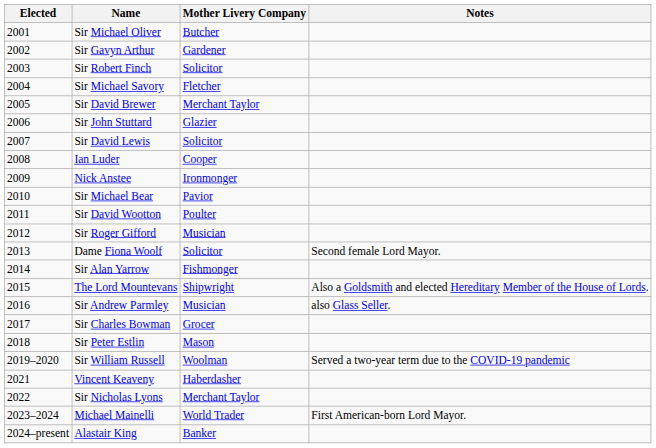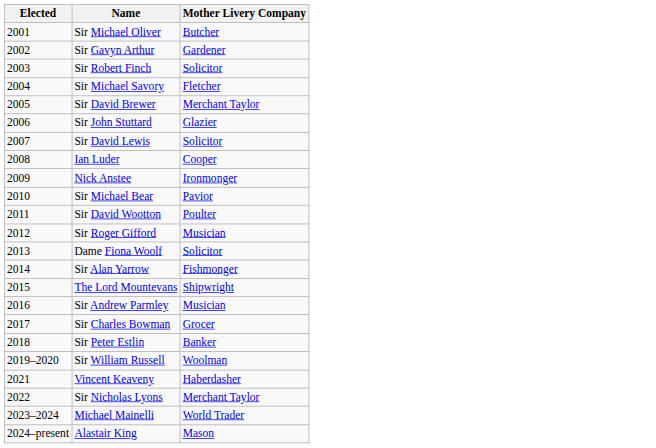- column: (480, 13)
(198, 342) Mason -> (199, 342) Banker
(199, 433) Banker -> (198, 433) Mason
